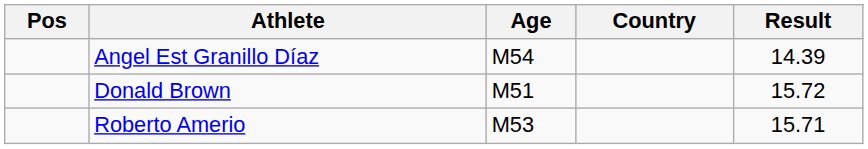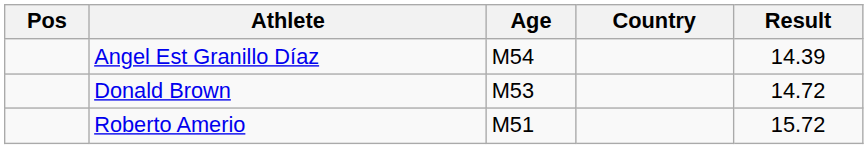(513, 90) M51 -> (513, 90) M53
(798, 90) 15.72 -> (798, 90) 14.72
(513, 125) M53 -> (513, 125) M51
(798, 125) 15.71 -> (798, 125) 15.72
